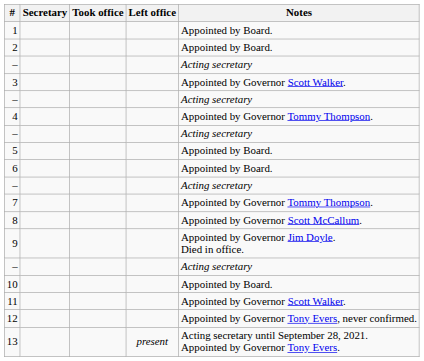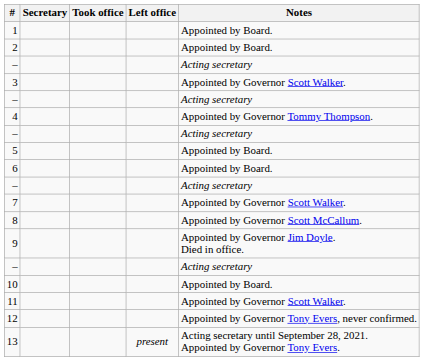(277, 202) Appointed by Governor Tommy Thompson. -> (263, 202) Appointed by Governor Scott Walker.
